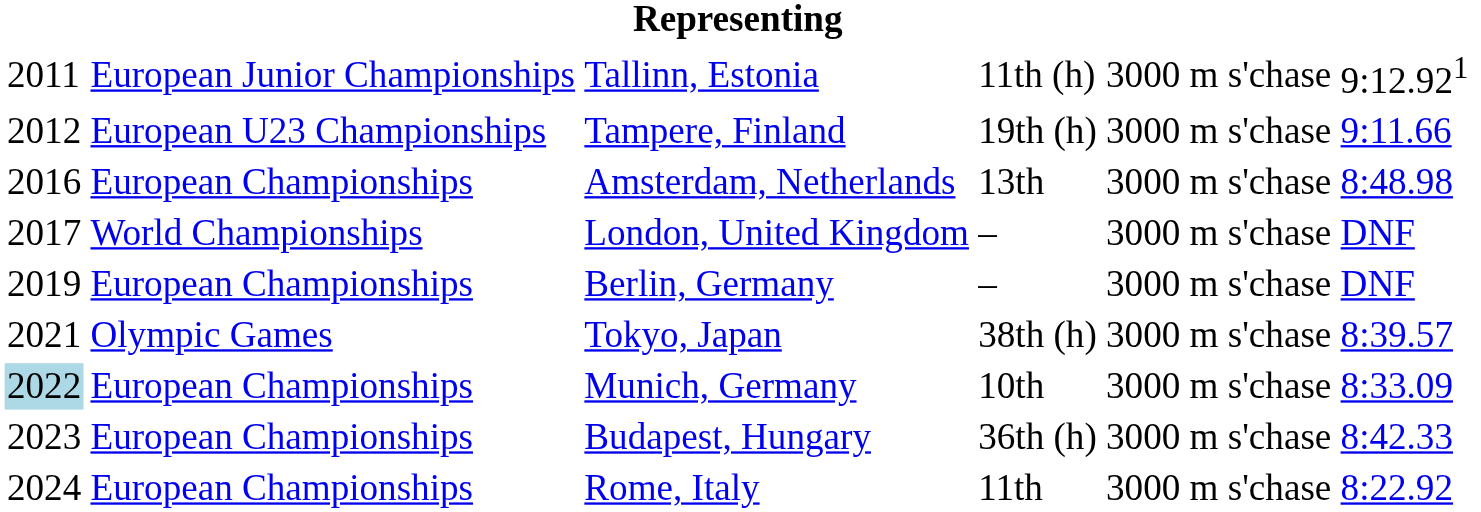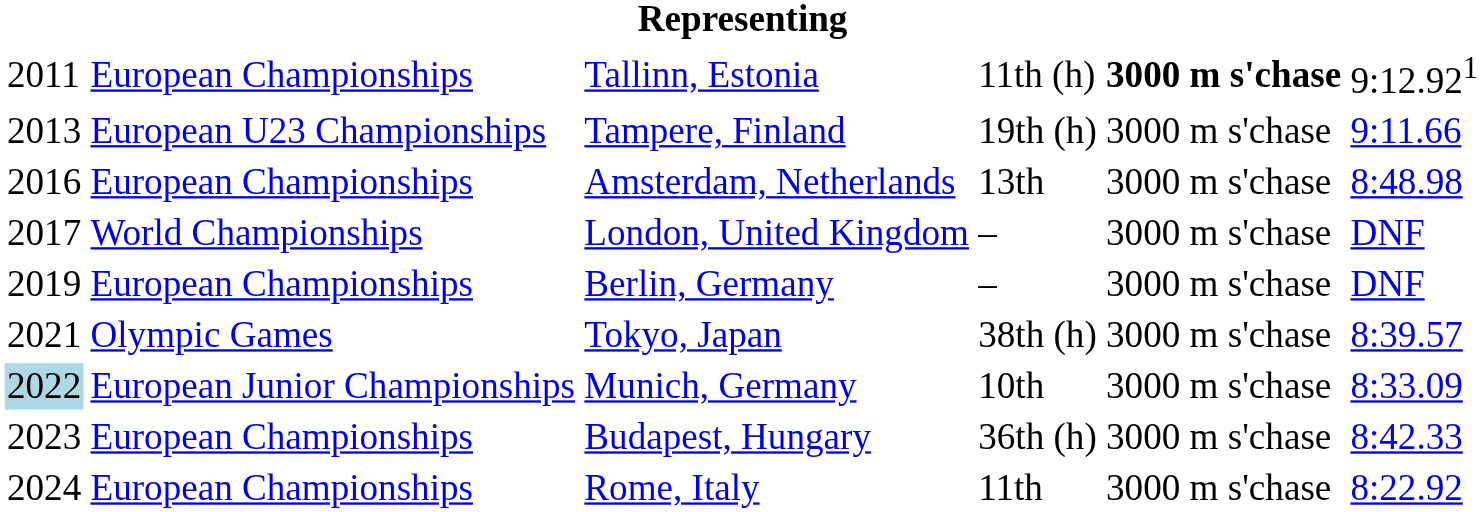(333, 75) European Junior Championships -> (282, 75) European Championships
(1219, 75) normal -> (1224, 75) bold
(44, 131) 2012 -> (44, 131) 2013
(282, 386) European Championships -> (333, 386) European Junior Championships
